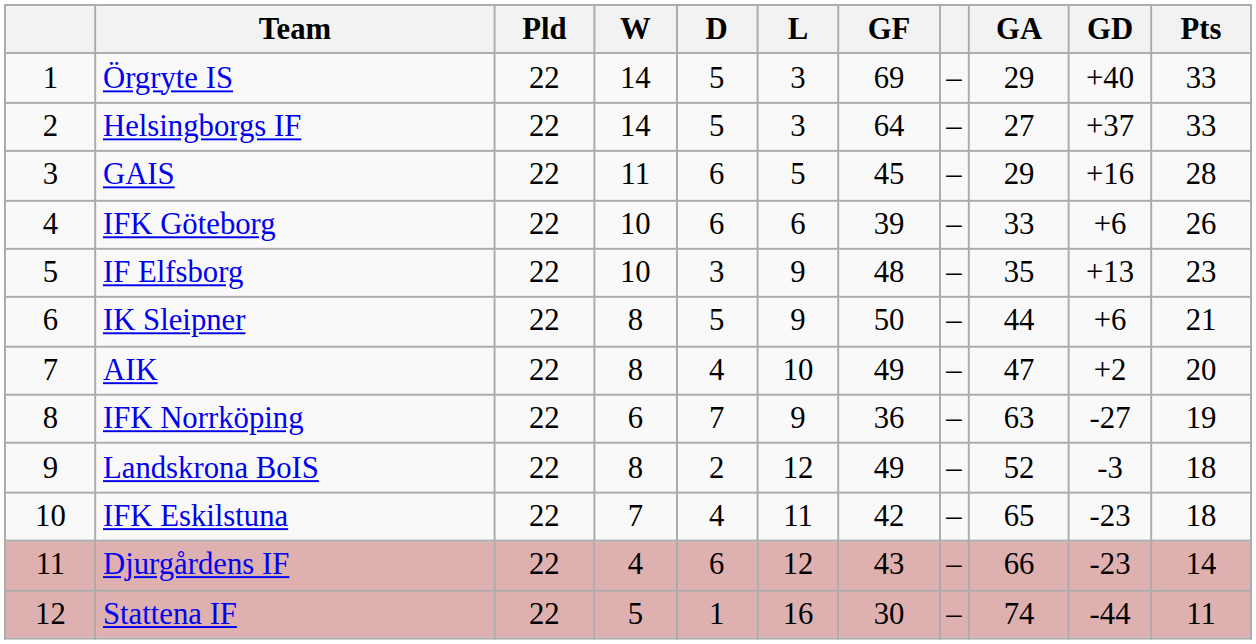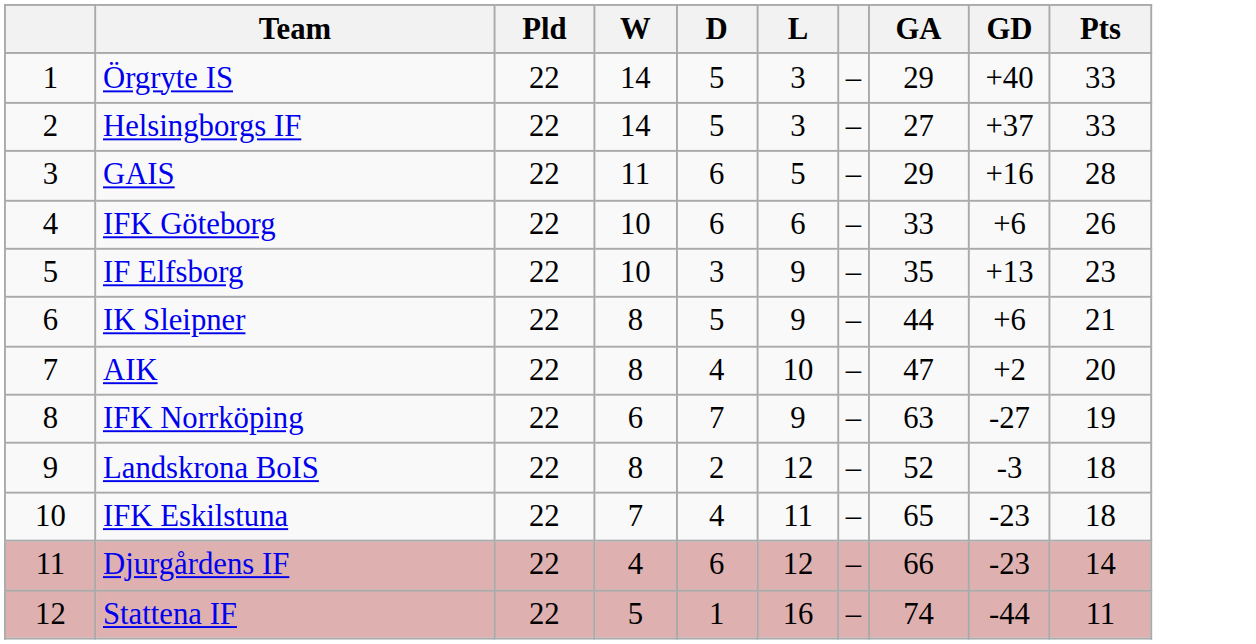- column: (889, 28)
